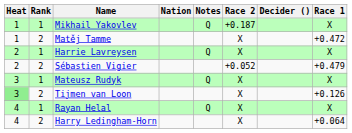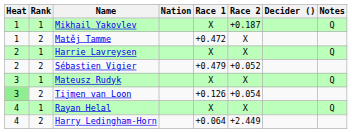columns swapped: (330, 11) <-> (208, 11)
(240, 94) X -> (245, 94) +0.054
(240, 121) X -> (245, 121) +2.449
